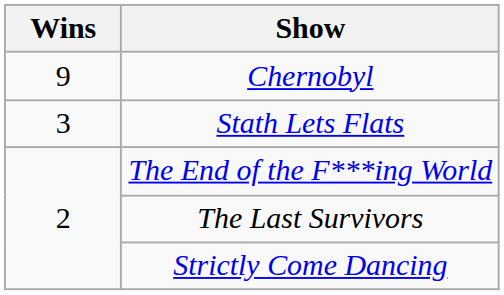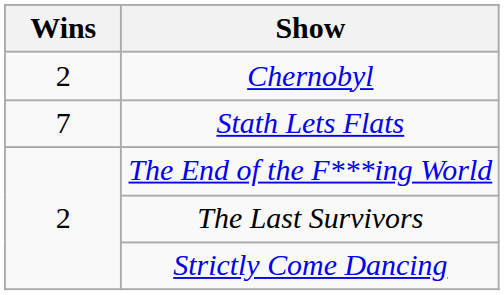(63, 75) 9 -> (63, 75) 2
(63, 123) 3 -> (63, 123) 7
